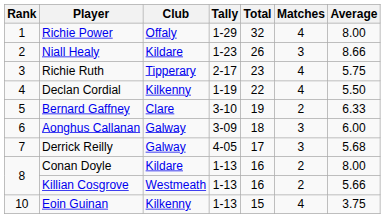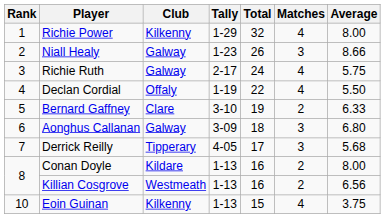(161, 33) Offaly -> (168, 33) Kilkenny
(164, 52) Kildare -> (166, 52) Galway
(171, 71) Tipperary -> (166, 71) Galway
(257, 71) 23 -> (257, 71) 24
(168, 90) Kilkenny -> (161, 90) Offaly
(354, 128) 6.00 -> (354, 128) 6.80
(166, 147) Galway -> (171, 147) Tipperary
(354, 185) 5.66 -> (354, 185) 6.56
